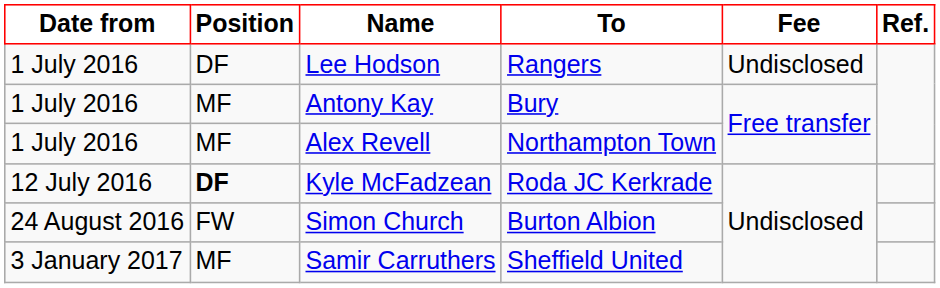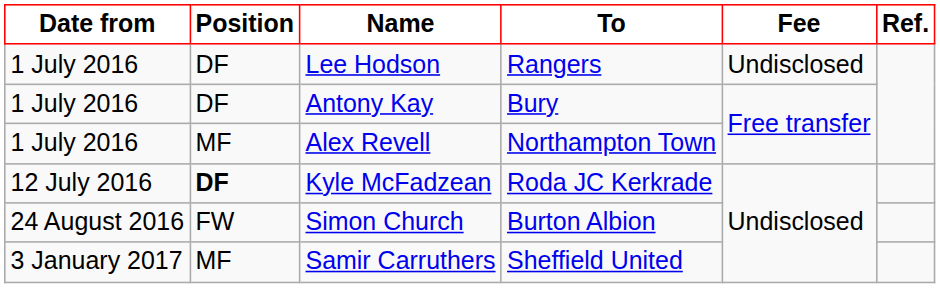(214, 103) MF -> (212, 103) DF
